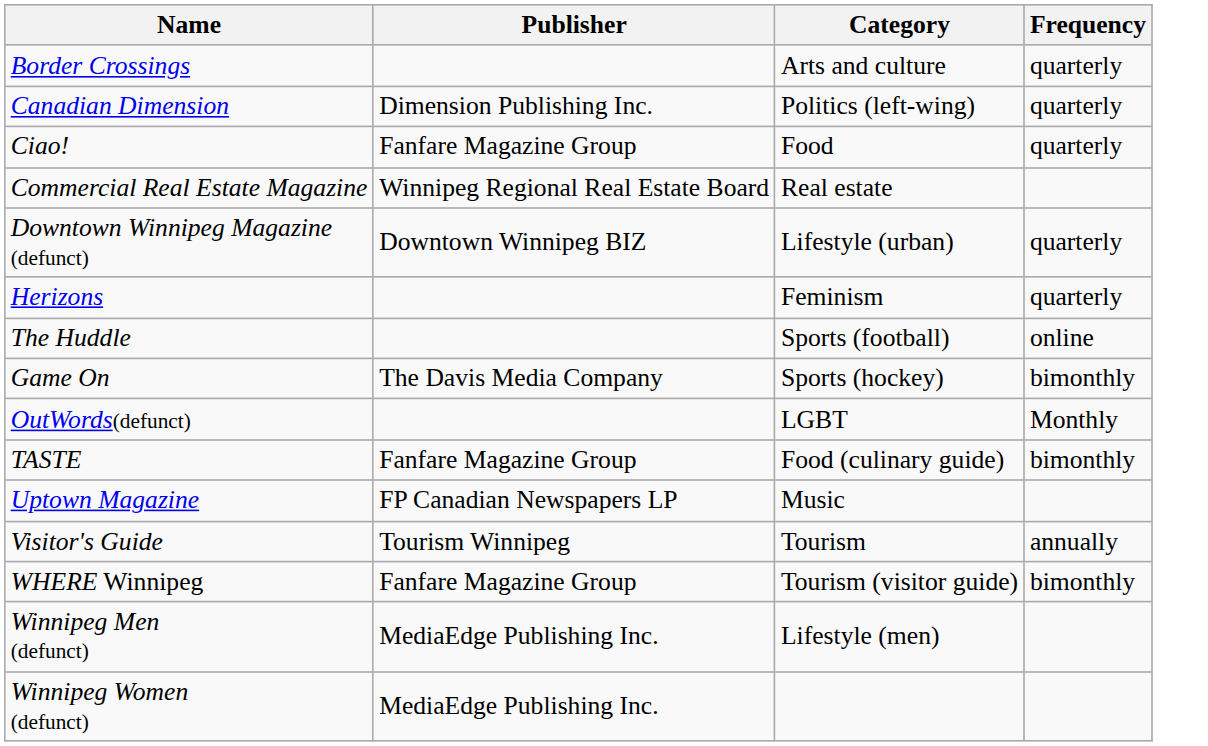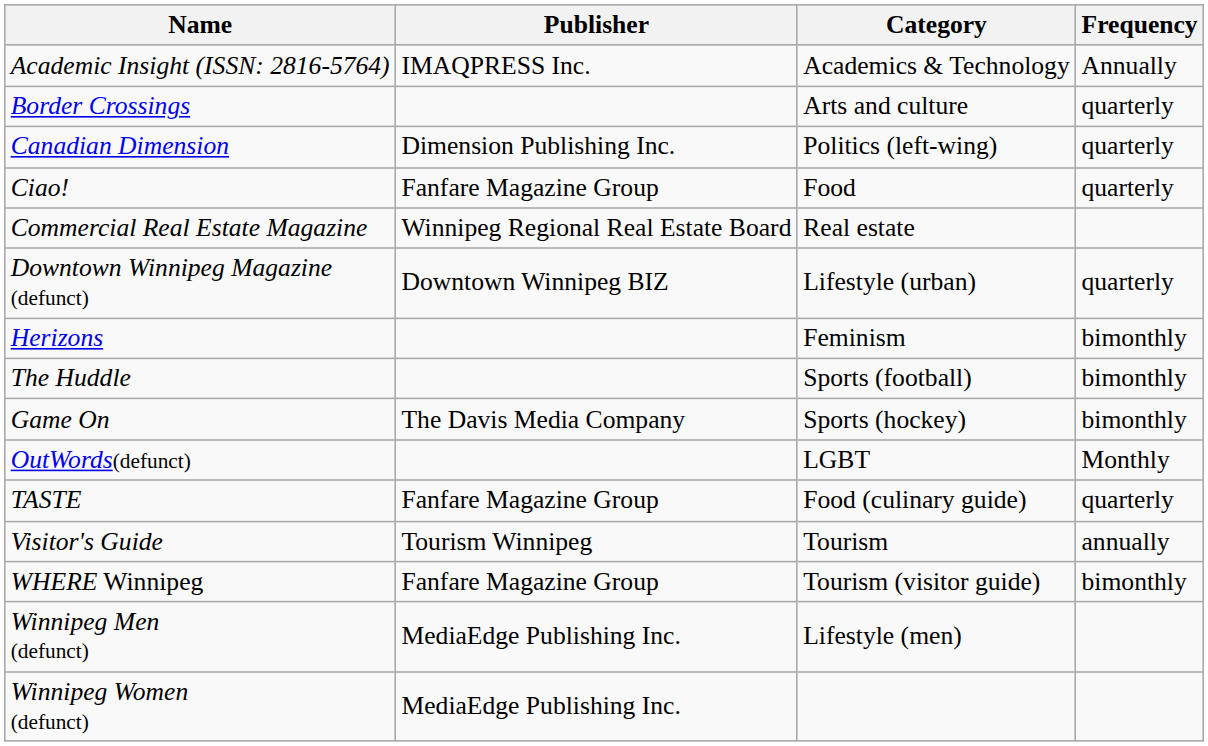+ row: (200, 65)
(1076, 297) quarterly -> (1134, 337) bimonthly
(1062, 337) online -> (1134, 378) bimonthly
(1082, 459) bimonthly -> (1128, 500) quarterly
- row: (105, 500)
